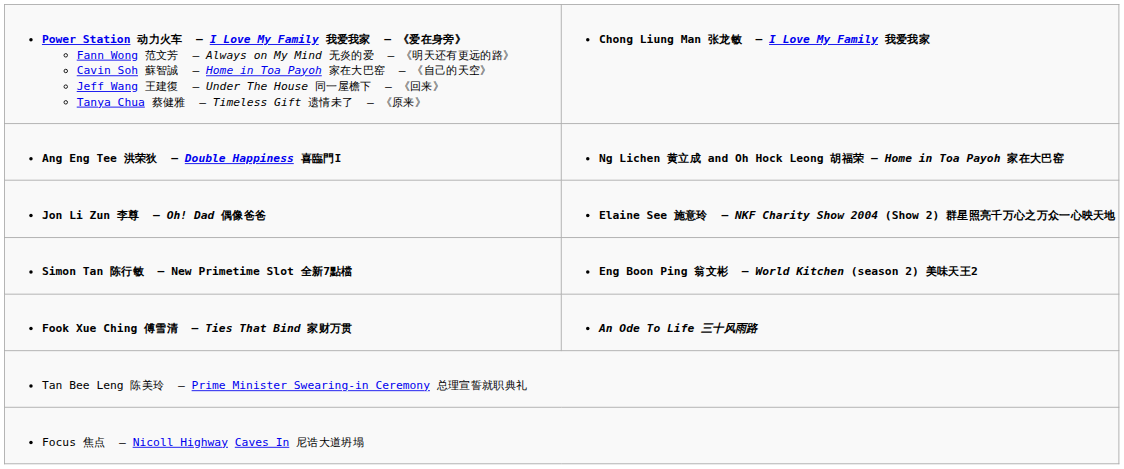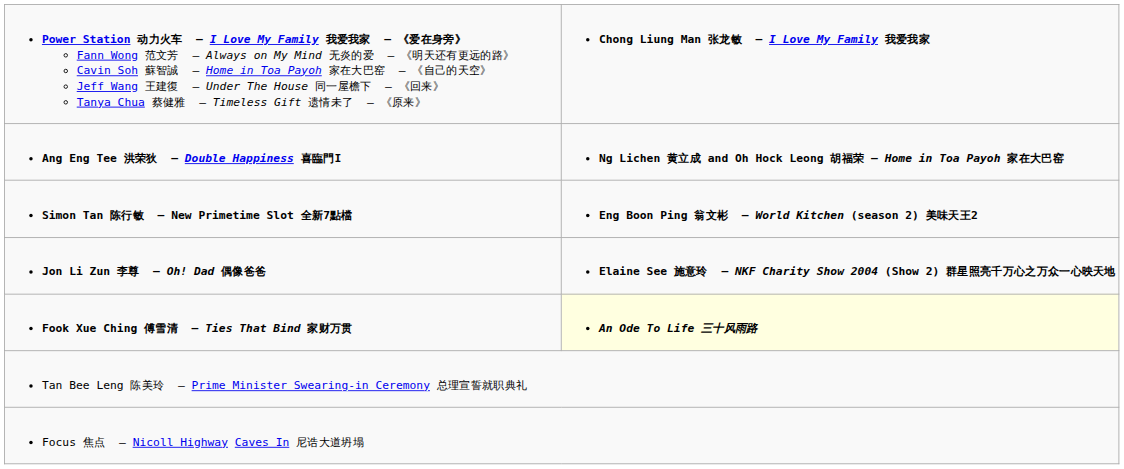rows swapped: (283, 215) <-> (283, 272)
(840, 329) no background -> (840, 329) lightyellow background
